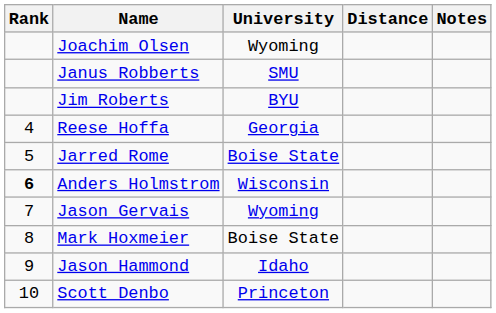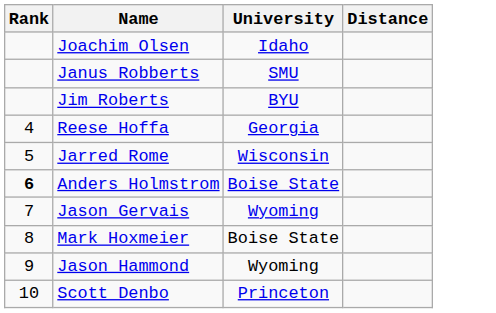- column: (462, 18)
(283, 46) Wyoming -> (283, 46) Idaho
(283, 156) Boise State -> (283, 156) Wisconsin
(283, 184) Wisconsin -> (283, 184) Boise State
(283, 266) Idaho -> (283, 266) Wyoming
